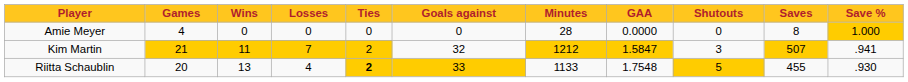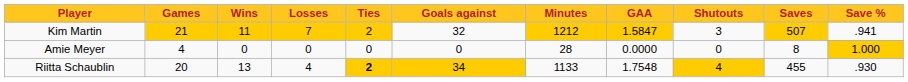rows swapped: (75, 31) <-> (75, 49)
(459, 67) 33 -> (459, 67) 34
(719, 67) 5 -> (719, 67) 4
